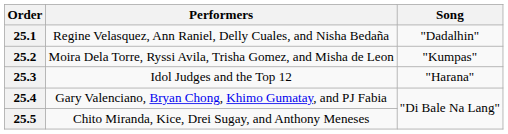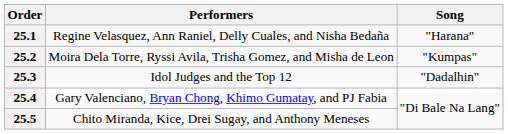(450, 35) "Dadalhin" -> (450, 35) "Harana"
(450, 77) "Harana" -> (450, 77) "Dadalhin"
